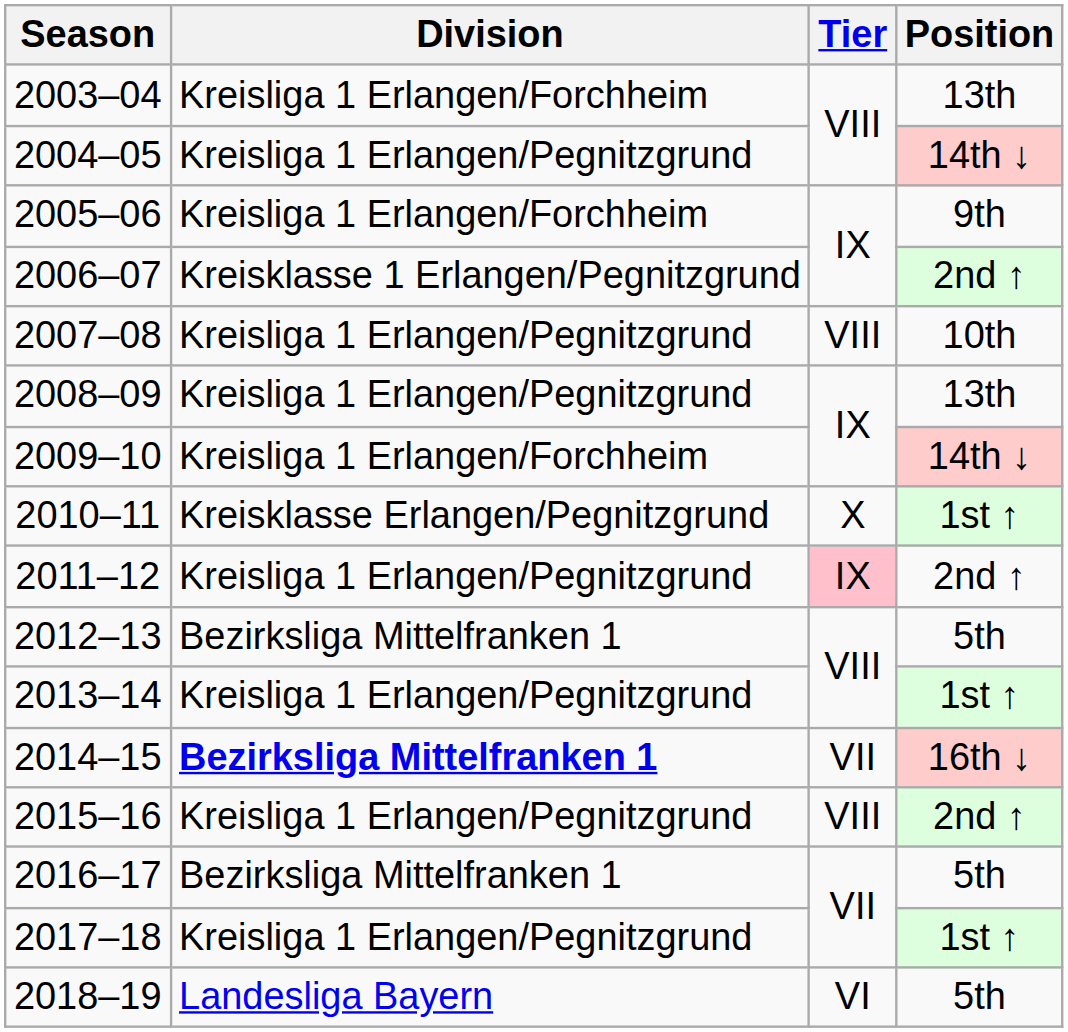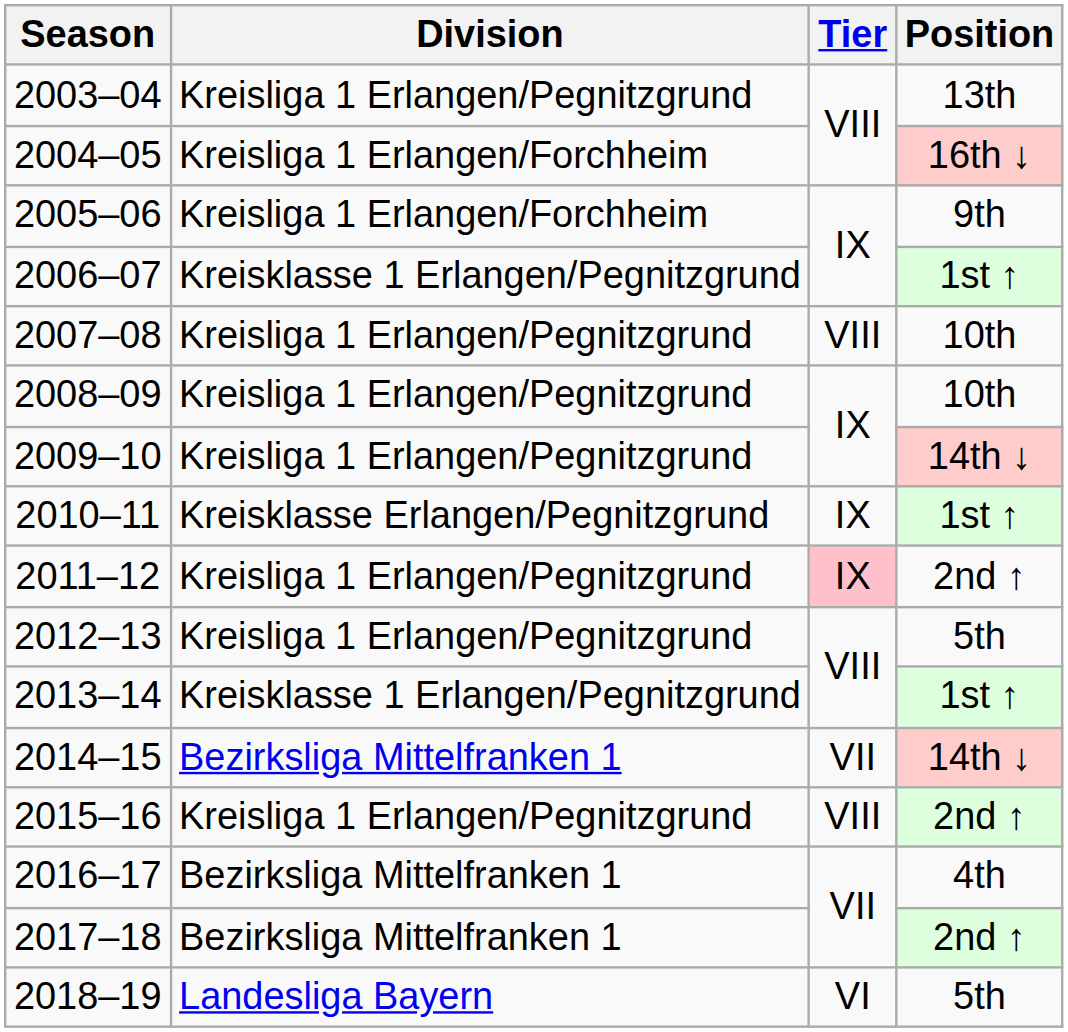(444, 94) Kreisliga 1 Erlangen/Forchheim -> (466, 94) Kreisliga 1 Erlangen/Pegnitzgrund
(466, 154) Kreisliga 1 Erlangen/Pegnitzgrund -> (444, 154) Kreisliga 1 Erlangen/Forchheim
(979, 154) 14th ↓ -> (979, 154) 16th ↓
(979, 275) 2nd ↑ -> (979, 275) 1st ↑
(979, 395) 13th -> (979, 395) 10th
(444, 455) Kreisliga 1 Erlangen/Forchheim -> (466, 455) Kreisliga 1 Erlangen/Pegnitzgrund
(853, 515) X -> (853, 515) IX
(400, 635) Bezirksliga Mittelfranken 1 -> (466, 635) Kreisliga 1 Erlangen/Pegnitzgrund
(466, 696) Kreisliga 1 Erlangen/Pegnitzgrund -> (490, 696) Kreisklasse 1 Erlangen/Pegnitzgrund
(418, 756) bold -> (400, 756) normal
(979, 756) 16th ↓ -> (979, 756) 14th ↓
(979, 876) 5th -> (979, 876) 4th
(466, 936) Kreisliga 1 Erlangen/Pegnitzgrund -> (400, 936) Bezirksliga Mittelfranken 1
(979, 936) 1st ↑ -> (979, 936) 2nd ↑
